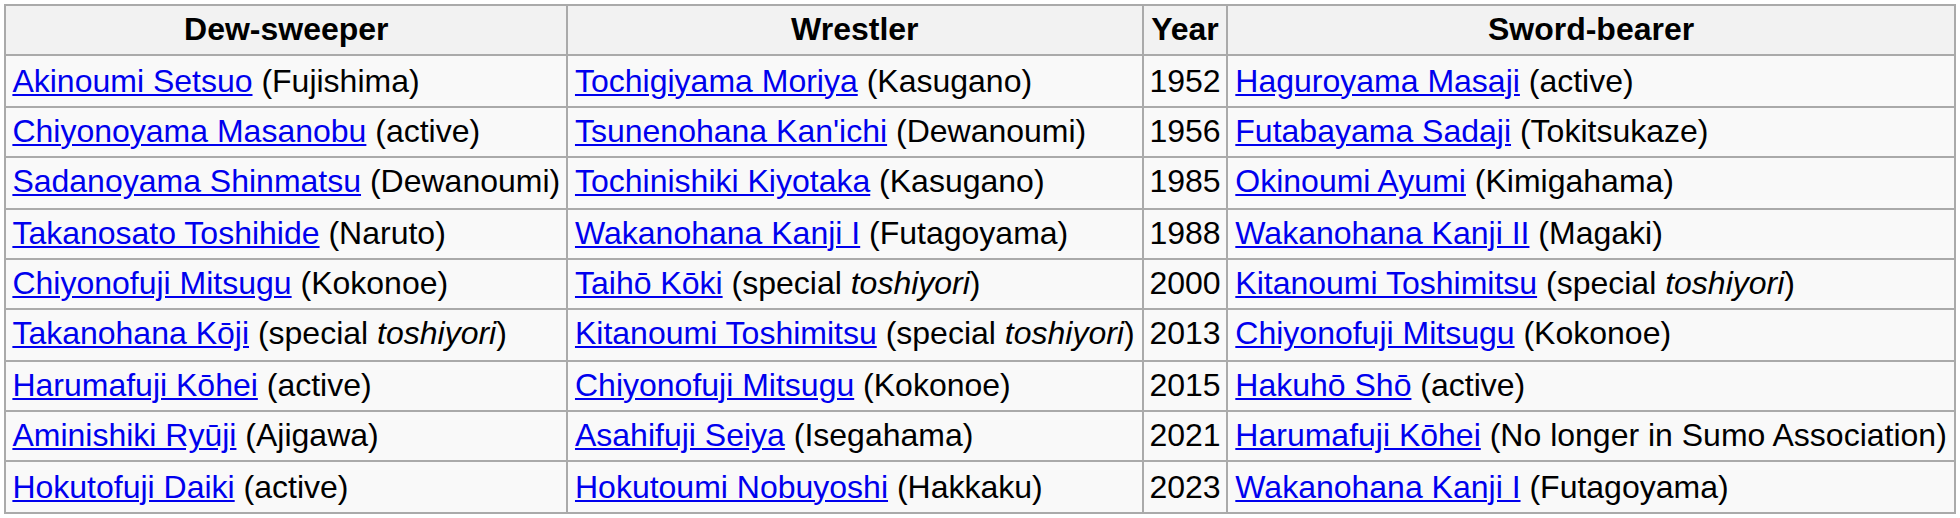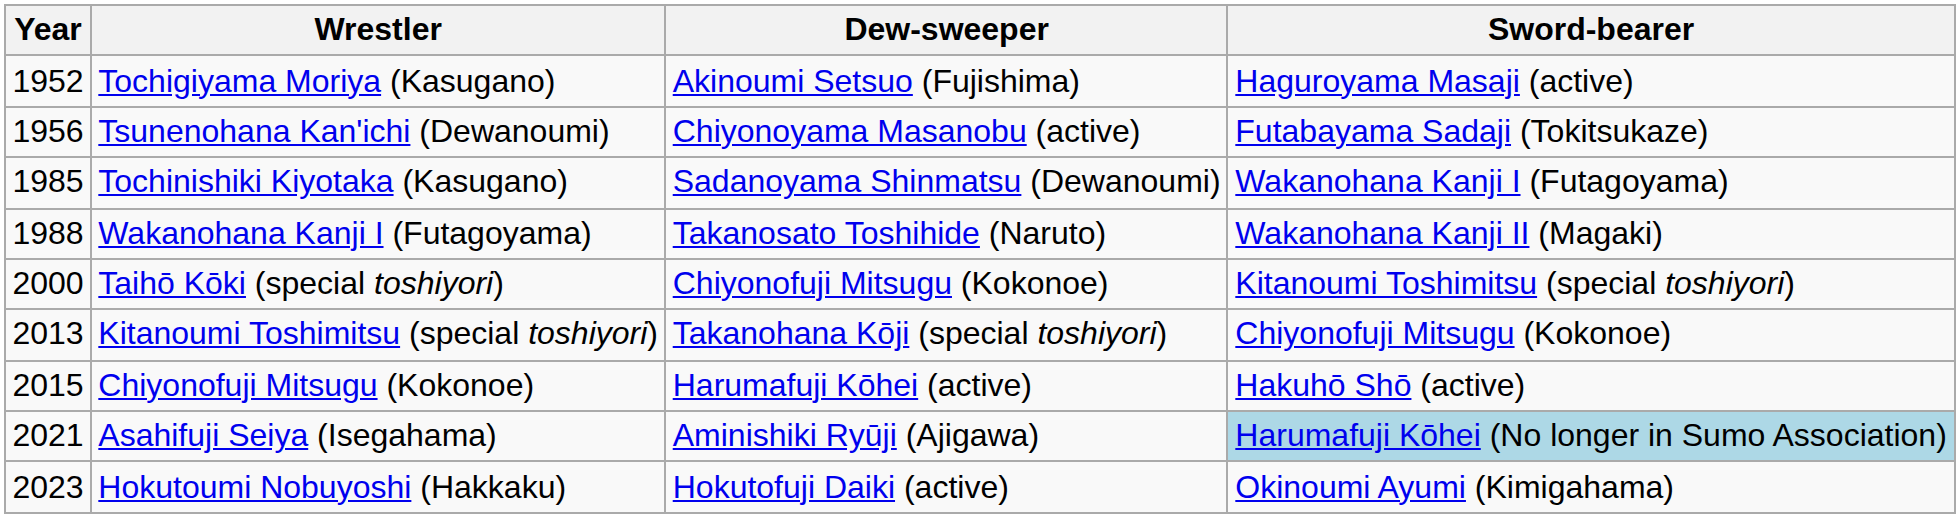columns swapped: (1185, 29) <-> (286, 29)
(1455, 182) Okinoumi Ayumi (Kimigahama) -> (1482, 182) Wakanohana Kanji I (Futagoyama)
(1591, 435) no background -> (1591, 435) lightblue background
(1482, 486) Wakanohana Kanji I (Futagoyama) -> (1455, 486) Okinoumi Ayumi (Kimigahama)
